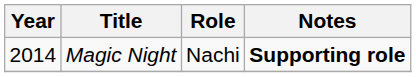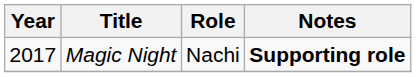(33, 54) 2014 -> (33, 54) 2017
